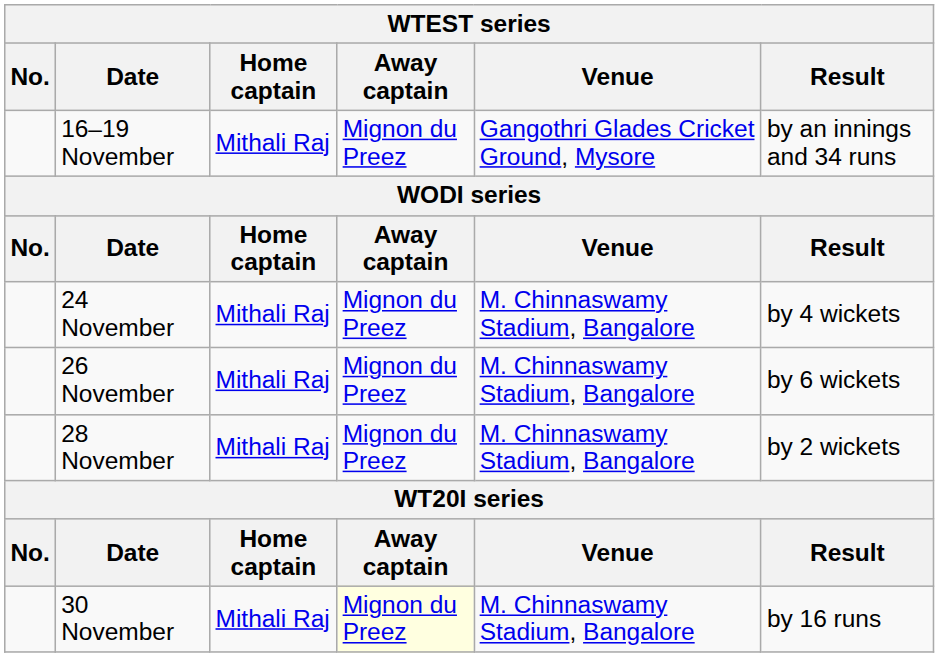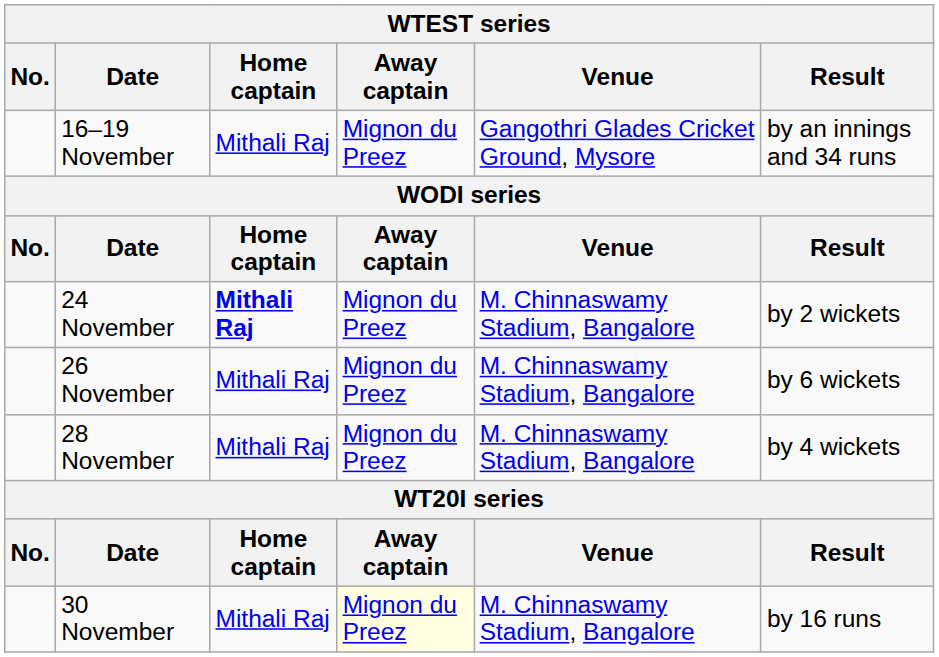(273, 314) normal -> (254, 314) bold
(834, 314) by 4 wickets -> (834, 314) by 2 wickets
(834, 447) by 2 wickets -> (834, 447) by 4 wickets
